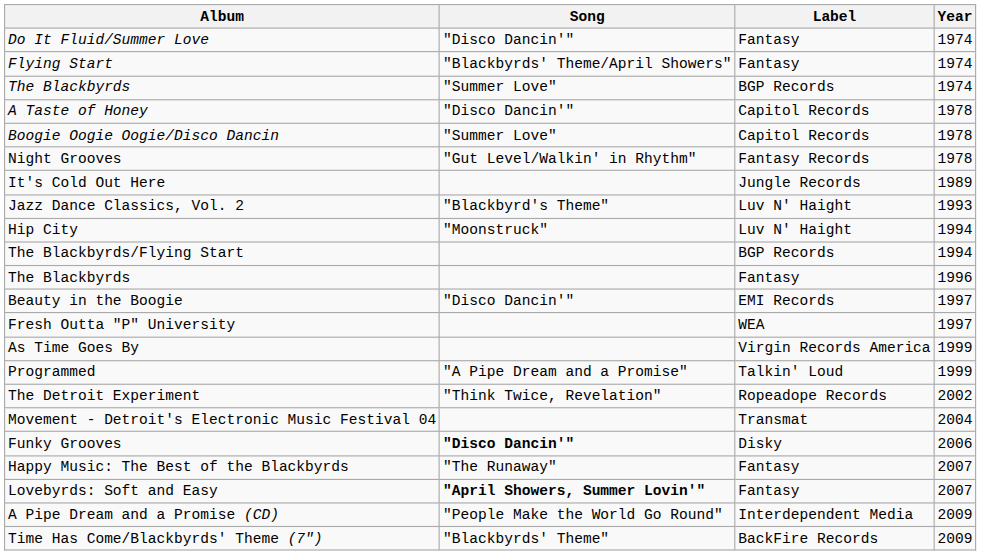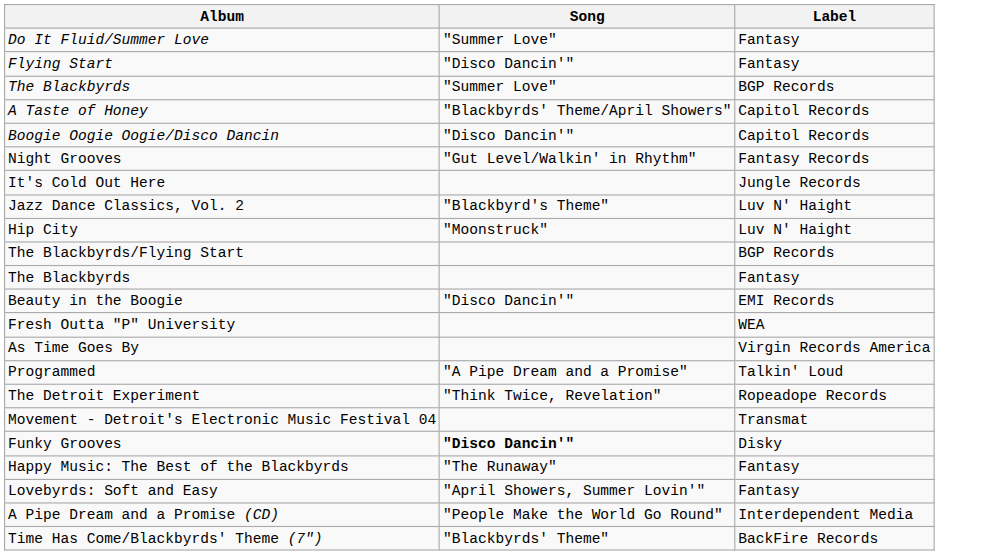- column: (955, 16)
(509, 40) "Disco Dancin'" -> (500, 40) "Summer Love"
(587, 64) "Blackbyrds' Theme/April Showers" -> (509, 64) "Disco Dancin'"
(509, 111) "Disco Dancin'" -> (587, 111) "Blackbyrds' Theme/April Showers"
(500, 135) "Summer Love" -> (509, 135) "Disco Dancin'"
(574, 491) bold -> (574, 491) normal
